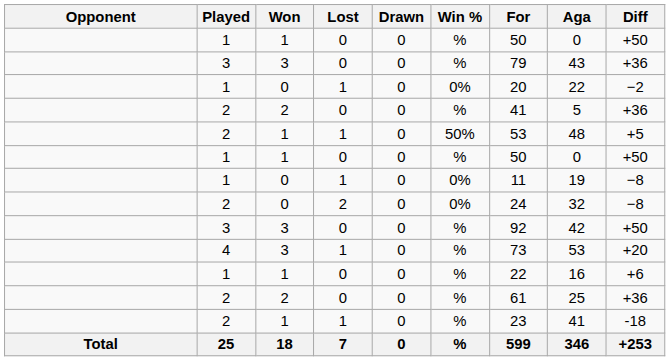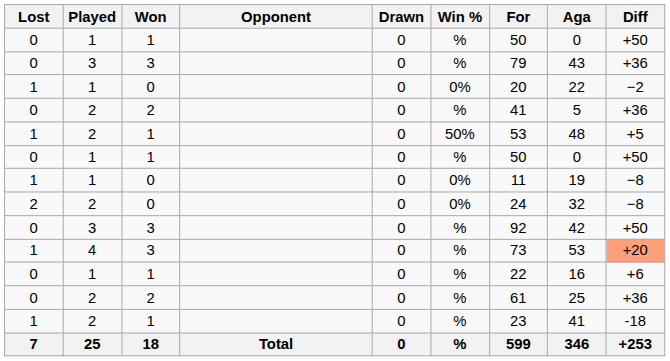columns swapped: (101, 17) <-> (343, 17)
(635, 251) no background -> (635, 251) lightsalmon background
